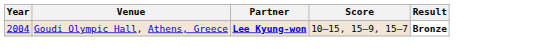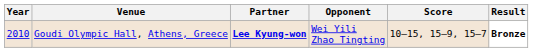+ column: (348, 12)
(18, 28) 2004 -> (18, 34) 2010
